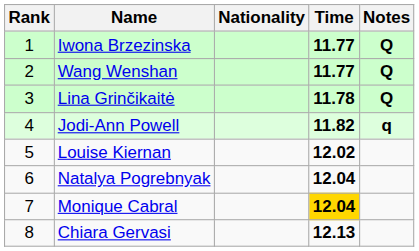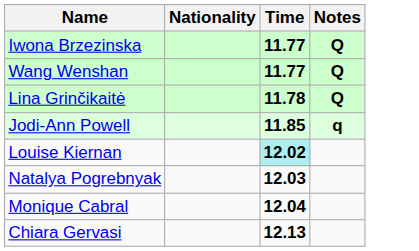- column: (29, 17)
(334, 125) 11.82 -> (285, 125) 11.85
(334, 152) no background -> (285, 152) paleturquoise background
(334, 179) 12.04 -> (285, 179) 12.03
(334, 206) gold background -> (285, 206) no background
